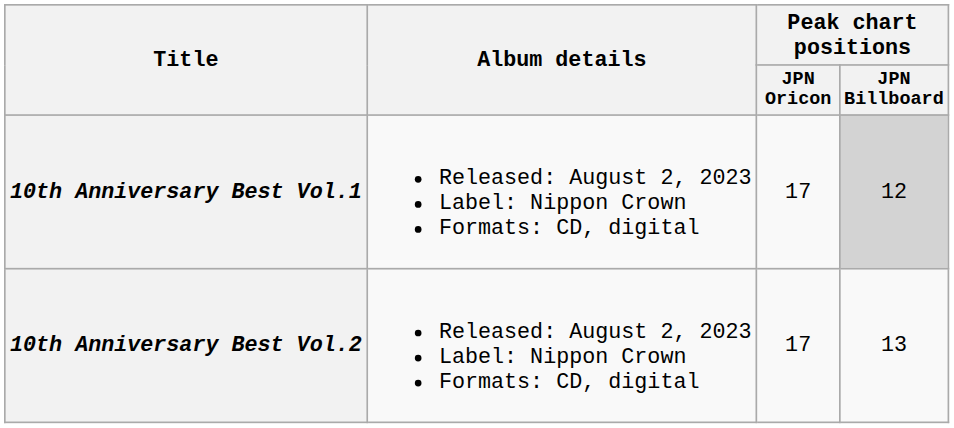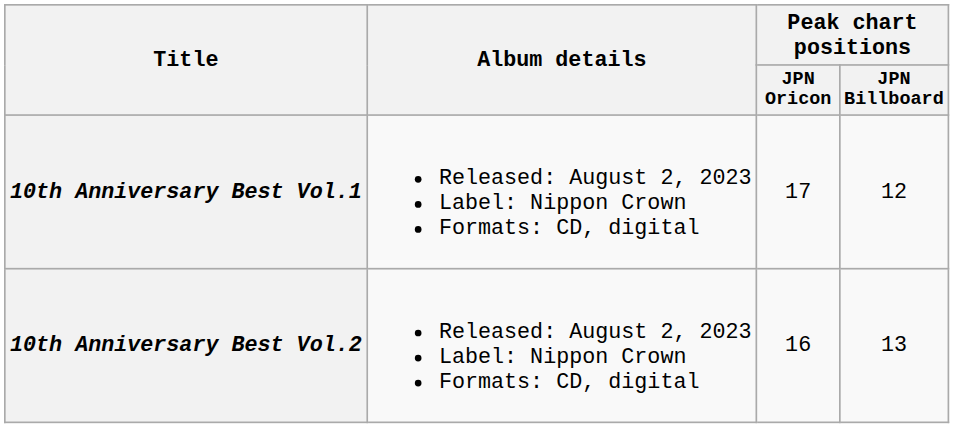(894, 191) lightgrey background -> (894, 191) no background
(798, 345) 17 -> (798, 345) 16
